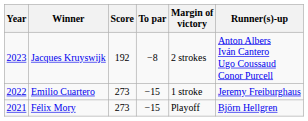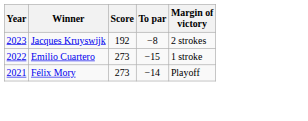- column: (259, 18)
(152, 108) −15 -> (152, 73) −14
